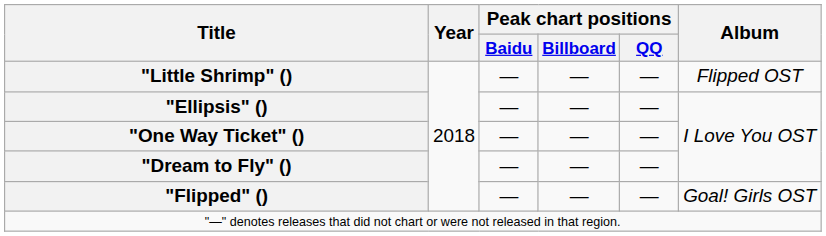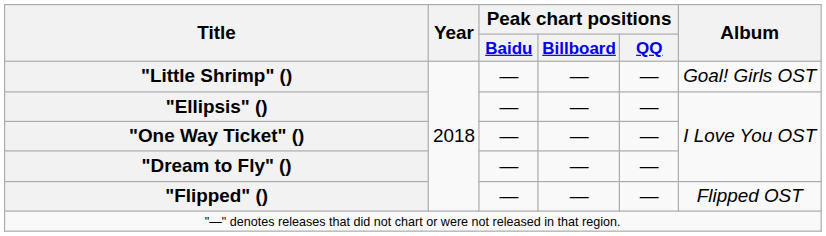(750, 76) Flipped OST -> (750, 76) Goal! Girls OST
(750, 196) Goal! Girls OST -> (750, 196) Flipped OST
